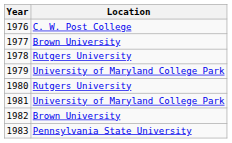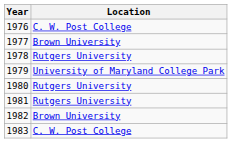(129, 101) University of Maryland College Park -> (82, 101) Rutgers University
(112, 130) Pennsylvania State University -> (82, 130) C. W. Post College
